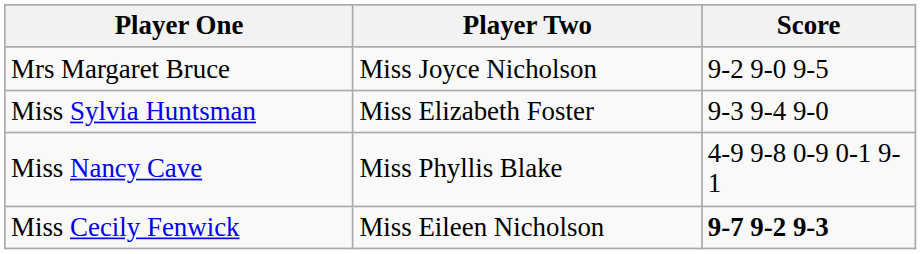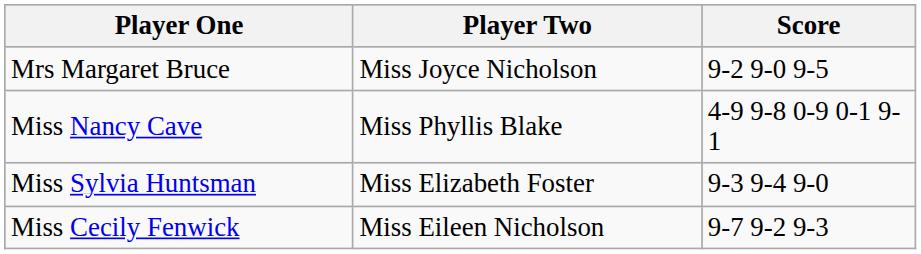rows swapped: (107, 168) <-> (134, 111)
(768, 226) bold -> (768, 226) normal
